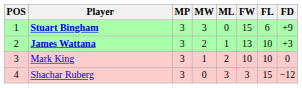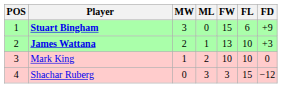- column: (182, 12)
